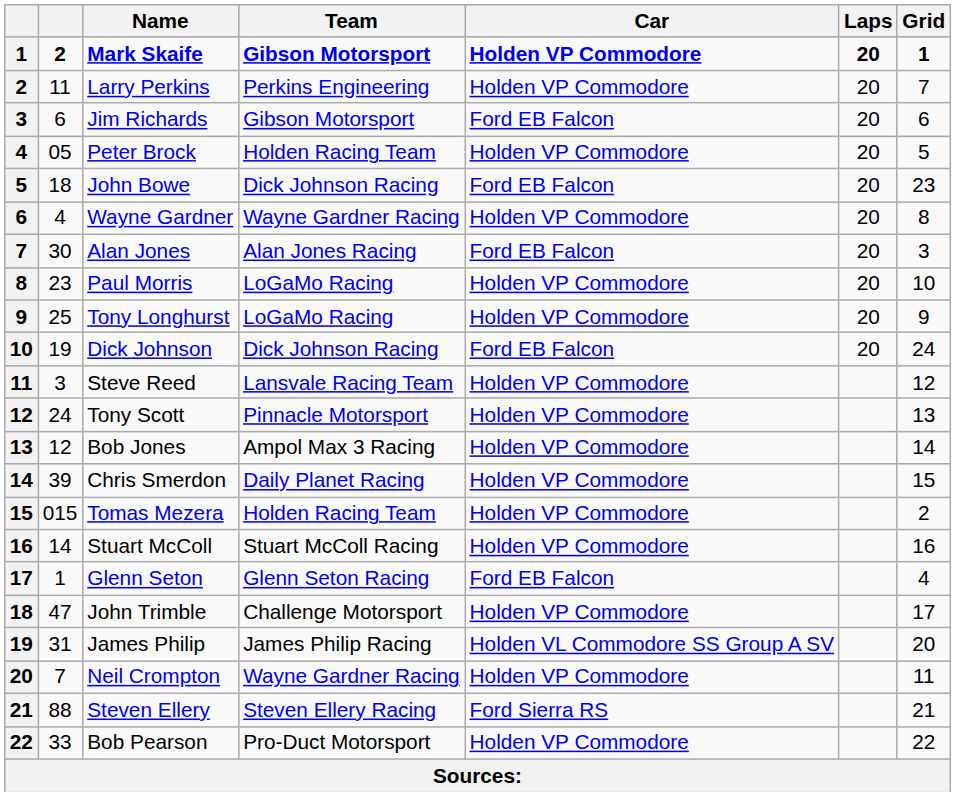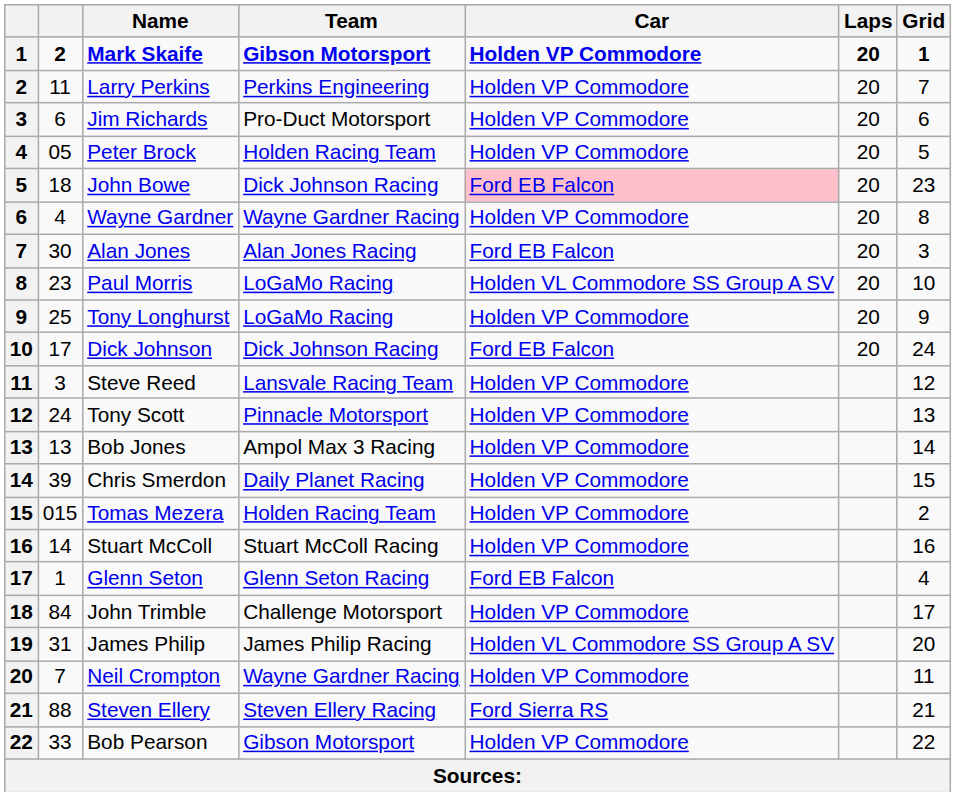(329, 119) Gibson Motorsport -> (337, 119) Pro-Duct Motorsport
(542, 119) Ford EB Falcon -> (579, 119) Holden VP Commodore
(542, 185) no background -> (542, 185) pink background
(579, 283) Holden VP Commodore -> (652, 283) Holden VL Commodore SS Group A SV
(60, 349) 19 -> (60, 349) 17
(60, 447) 12 -> (60, 447) 13
(60, 611) 47 -> (60, 611) 84
(337, 742) Pro-Duct Motorsport -> (329, 742) Gibson Motorsport
